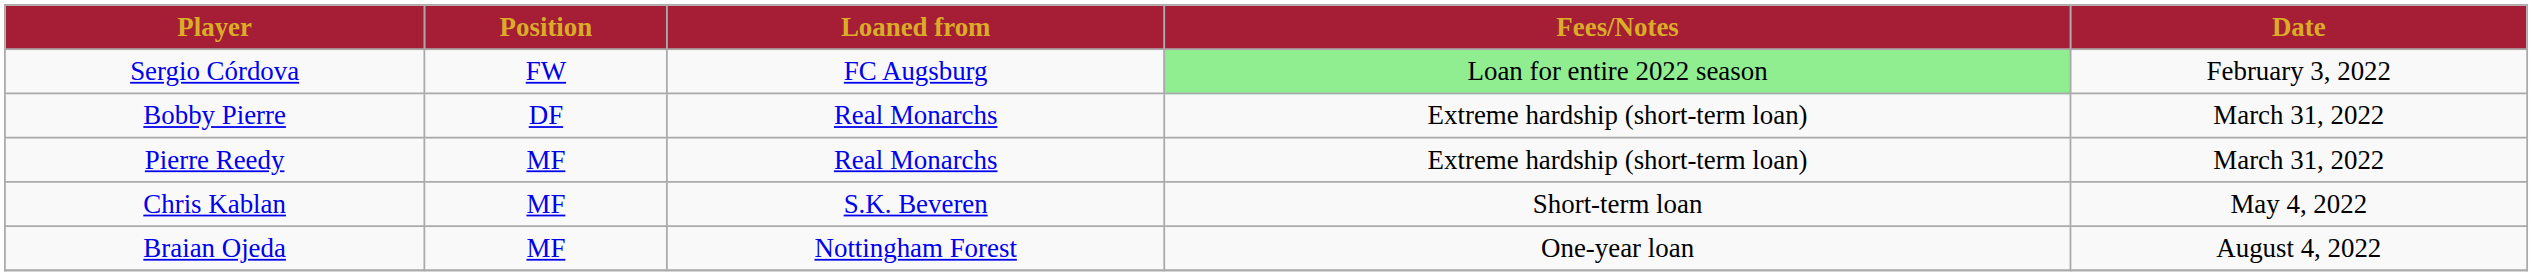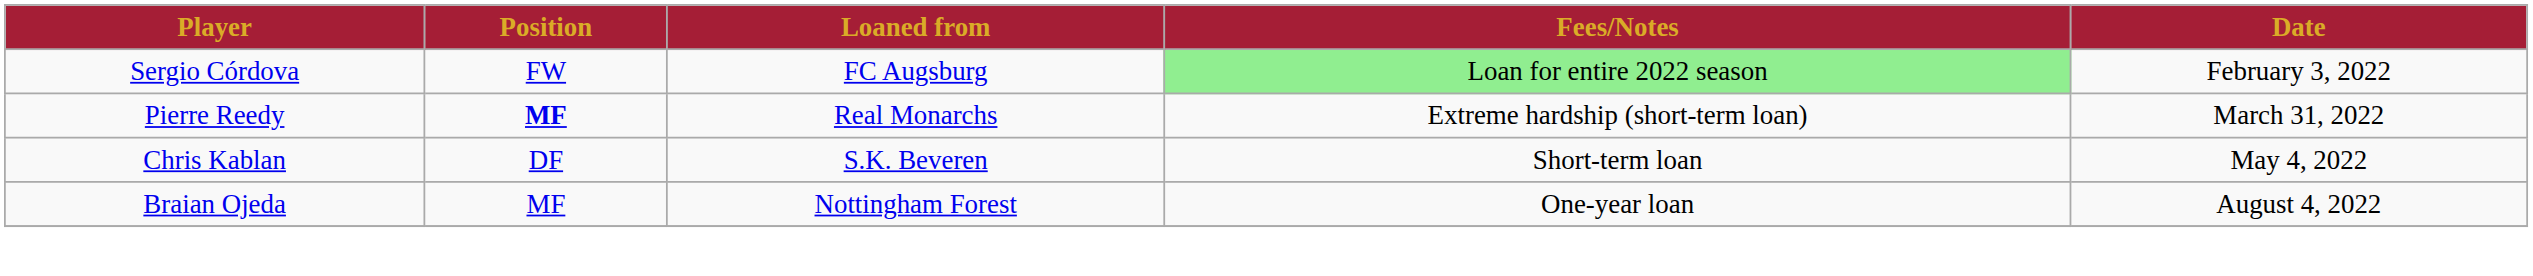- row: (215, 115)
(546, 159) normal -> (546, 115) bold
(546, 204) MF -> (546, 159) DF
